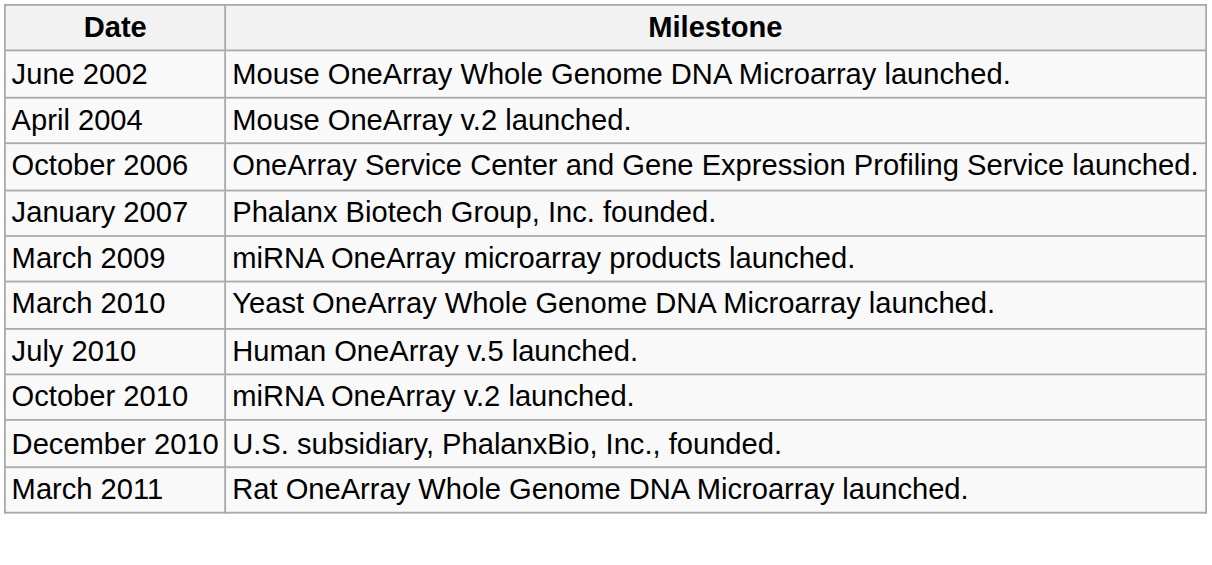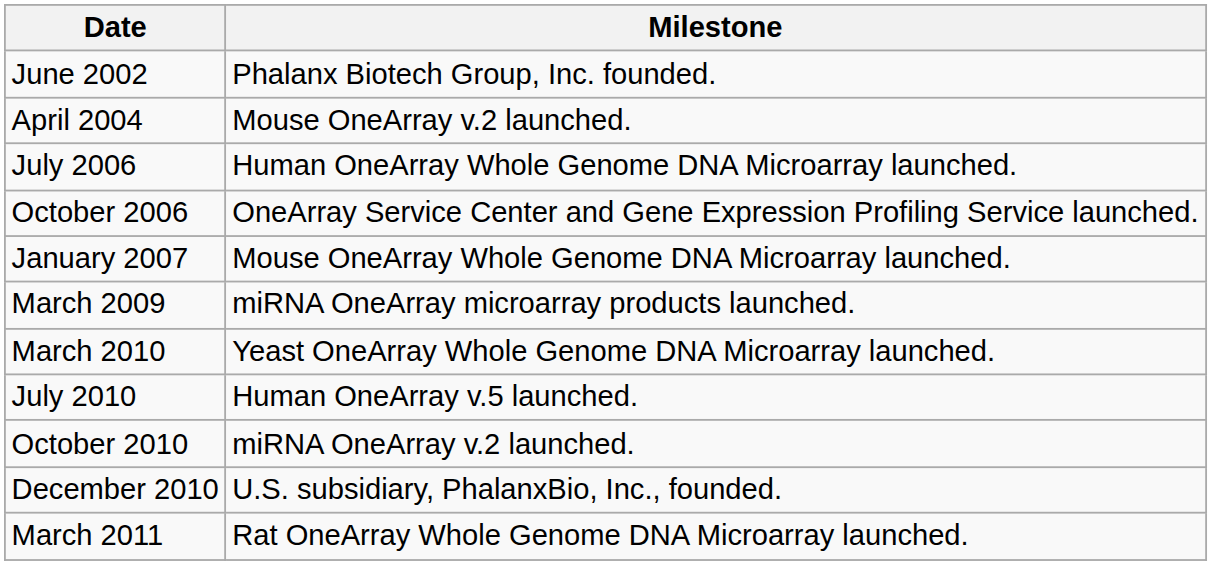(621, 73) Mouse OneArray Whole Genome DNA Microarray launched. -> (474, 73) Phalanx Biotech Group, Inc. founded.
+ row: (74, 166)
(474, 212) Phalanx Biotech Group, Inc. founded. -> (621, 258) Mouse OneArray Whole Genome DNA Microarray launched.
